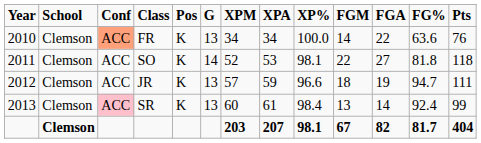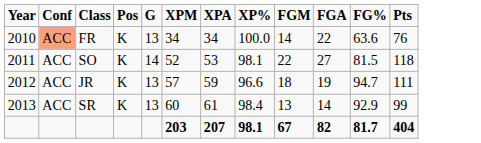- column: (62, 15)
(424, 60) 81.8 -> (365, 60) 81.5
(116, 104) pink background -> (57, 104) no background
(424, 104) 92.4 -> (365, 104) 92.9
